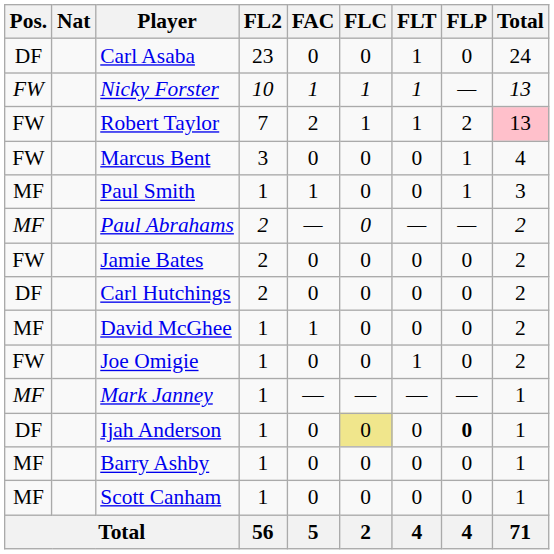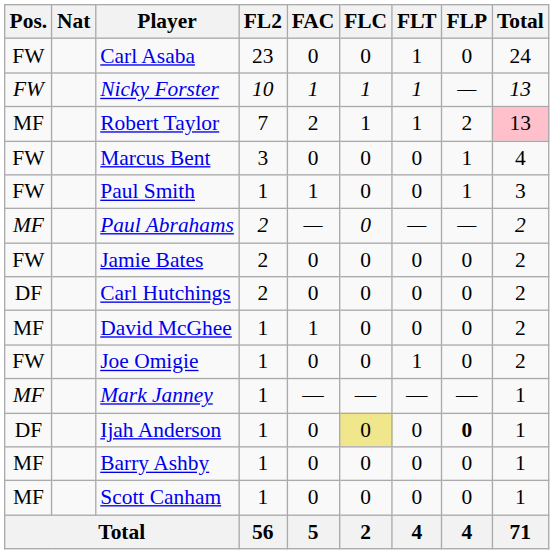(28, 55) DF -> (28, 55) FW
(28, 123) FW -> (28, 123) MF
(28, 191) MF -> (28, 191) FW
